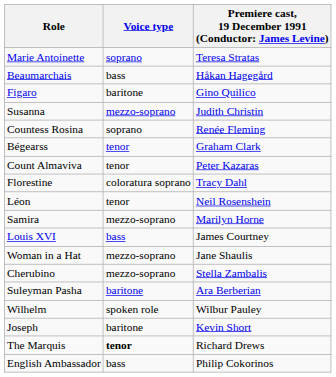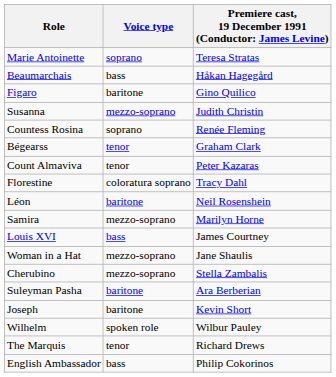(118, 201) tenor -> (125, 201) baritone
rows swapped: (22, 327) <-> (27, 309)
(119, 345) bold -> (118, 345) normal
